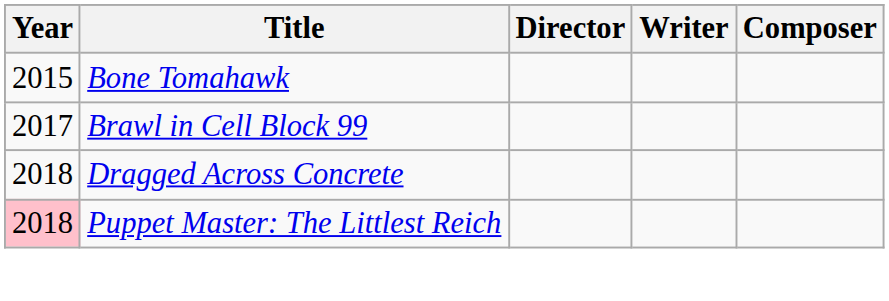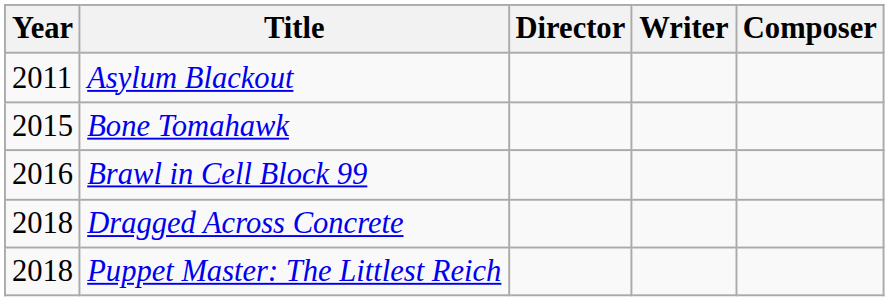+ row: (190, 77)
(43, 125) 2017 -> (43, 174) 2016
(43, 222) pink background -> (43, 271) no background
